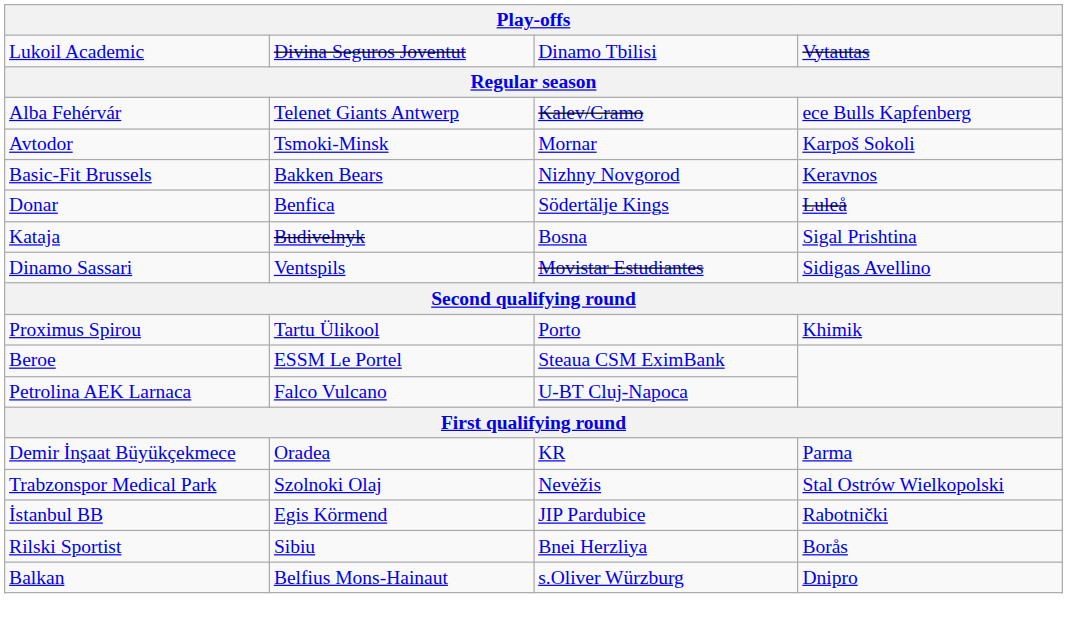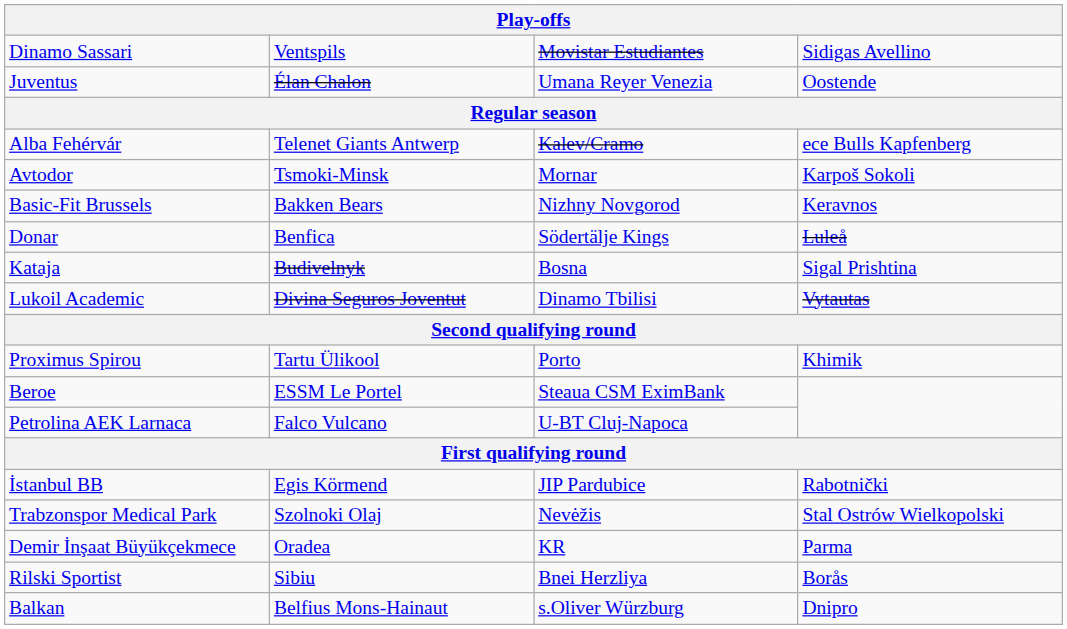rows swapped: (71, 267) <-> (77, 50)
+ row: (43, 81)
rows swapped: (56, 515) <-> (122, 453)
